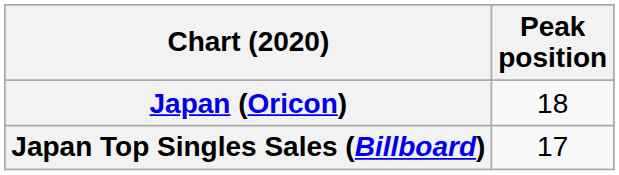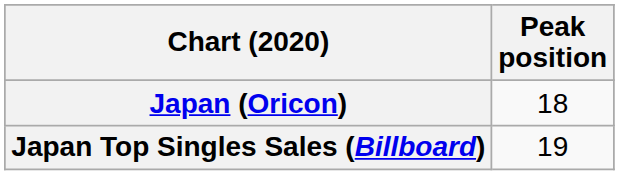(553, 147) 17 -> (553, 147) 19
